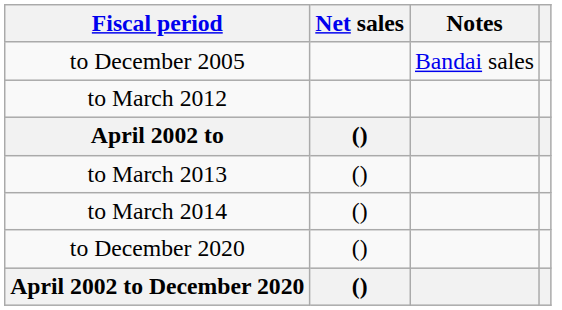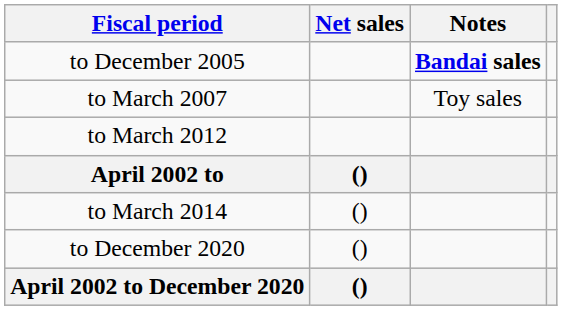(475, 60) normal -> (478, 60) bold
+ row: (157, 98)
- row: (157, 173)
